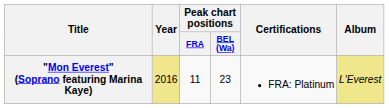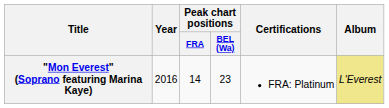(166, 79) khaki background -> (166, 79) no background
(195, 79) 11 -> (195, 79) 14
